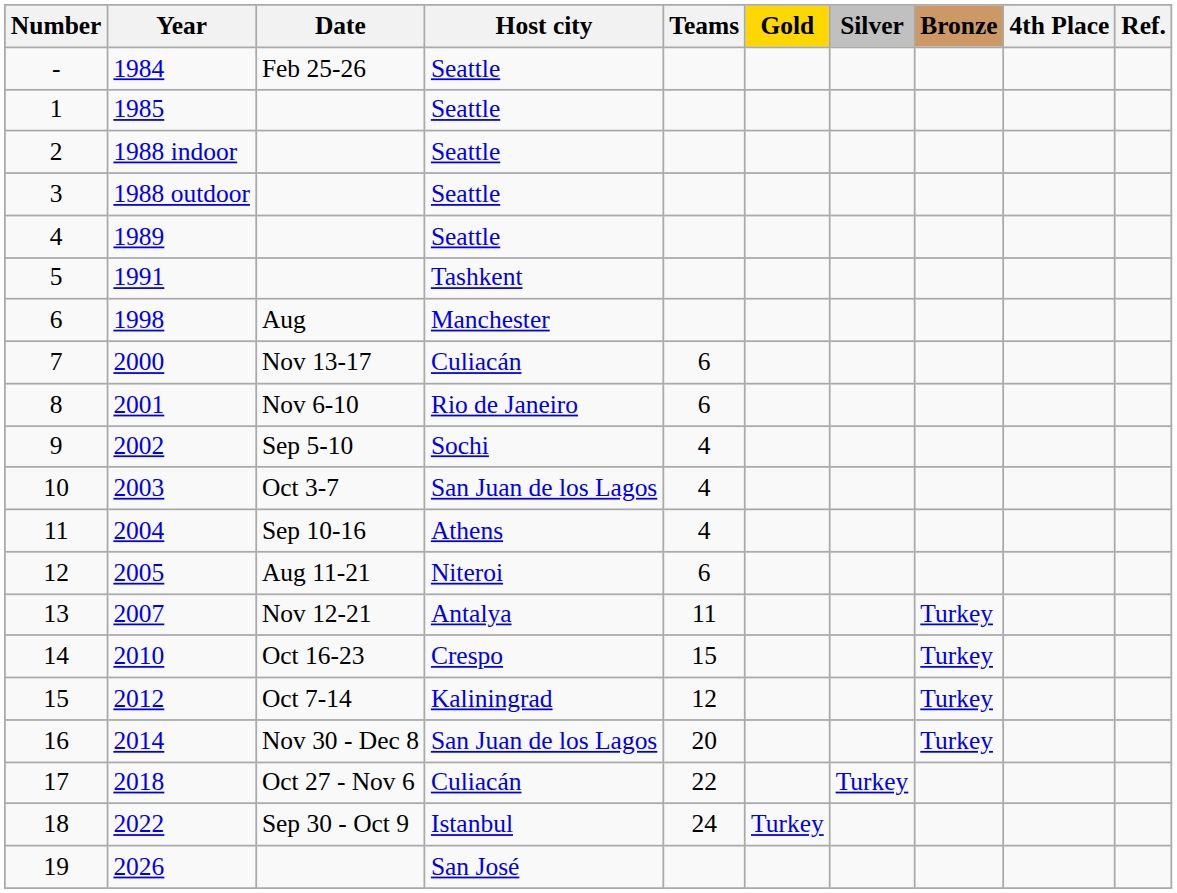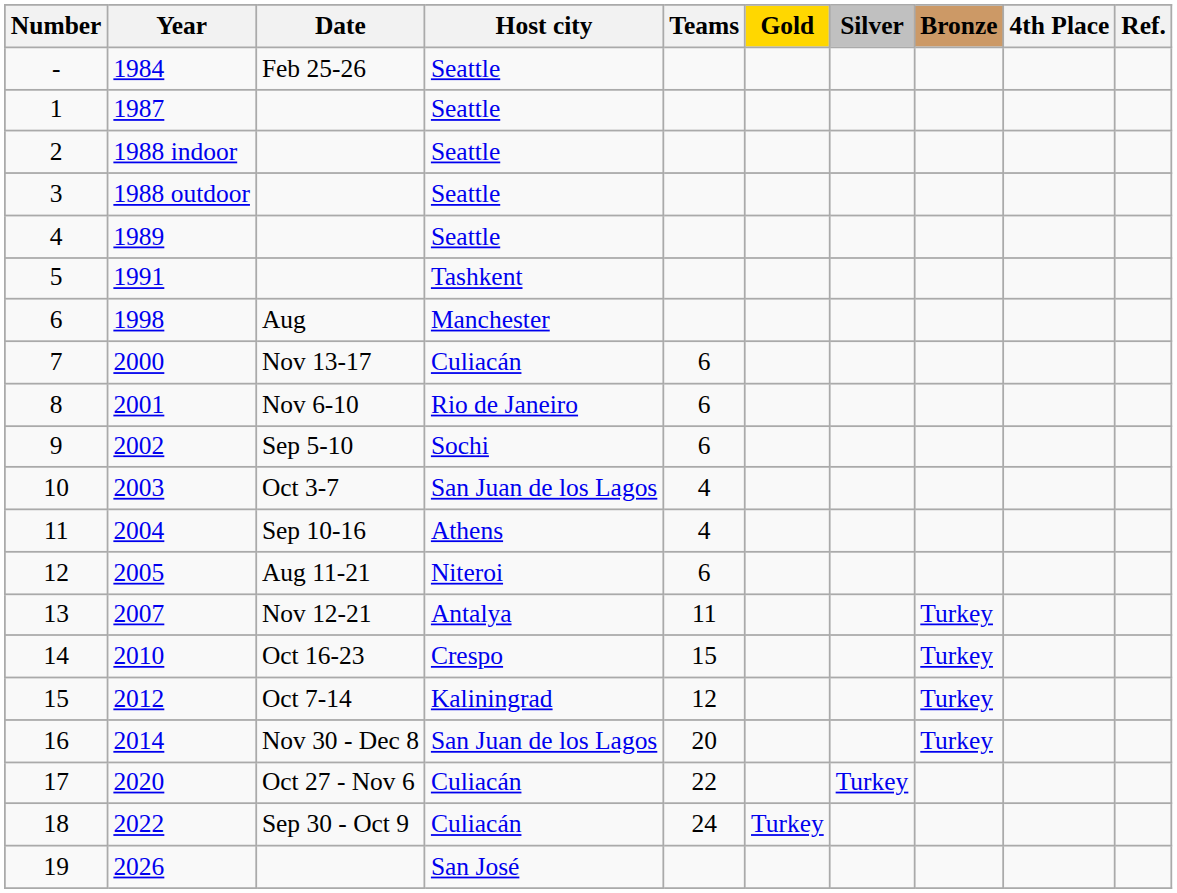(139, 109) 1985 -> (139, 109) 1987
(704, 446) 4 -> (704, 446) 6
(139, 782) 2018 -> (139, 782) 2020
(472, 824) Istanbul -> (476, 824) Culiacán
